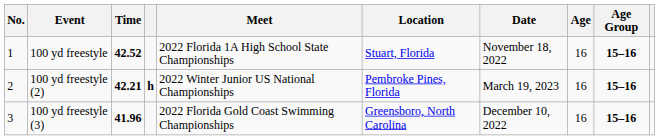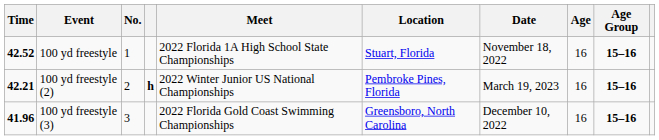columns swapped: (16, 20) <-> (128, 20)
